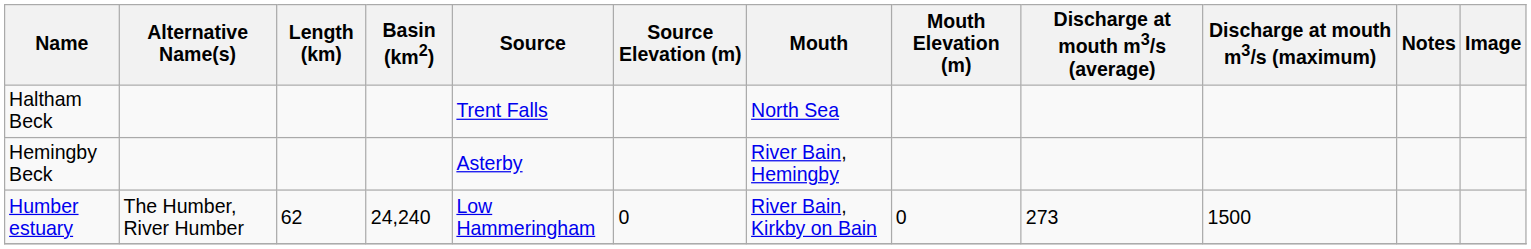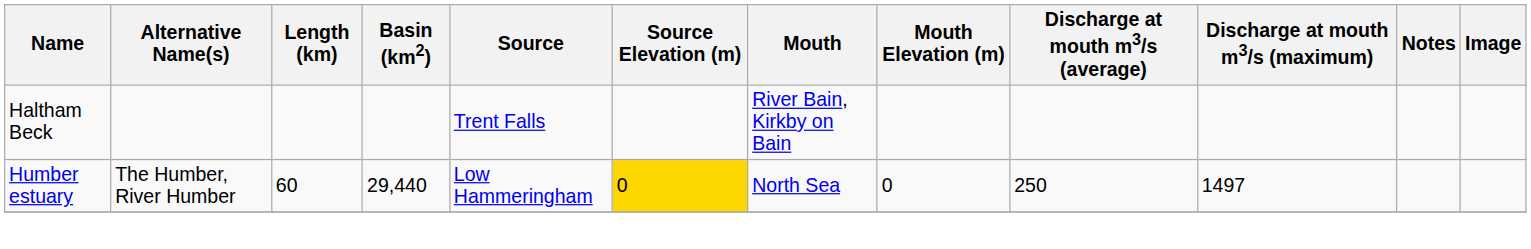(795, 111) North Sea -> (800, 122) River Bain, Kirkby on Bain
- row: (53, 164)
(292, 216) 62 -> (287, 185) 60
(401, 216) 24,240 -> (397, 185) 29,440
(624, 216) no background -> (622, 185) gold background
(814, 216) River Bain, Kirkby on Bain -> (796, 185) North Sea
(1042, 216) 273 -> (1031, 185) 250
(1229, 216) 1500 -> (1223, 185) 1497
